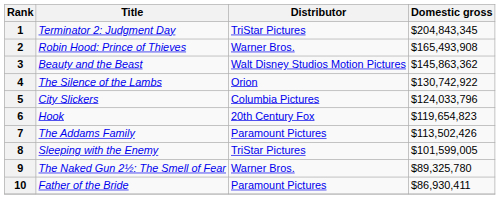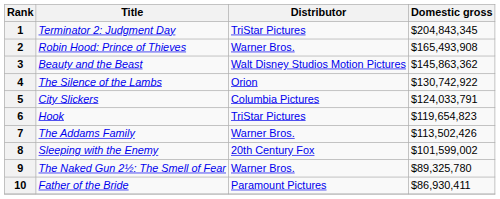(444, 99) $124,033,796 -> (444, 99) $124,033,791
(273, 116) 20th Century Fox -> (268, 116) TriStar Pictures
(279, 133) Paramount Pictures -> (263, 133) Warner Bros.
(268, 151) TriStar Pictures -> (273, 151) 20th Century Fox
(444, 151) $101,599,005 -> (444, 151) $101,599,002
